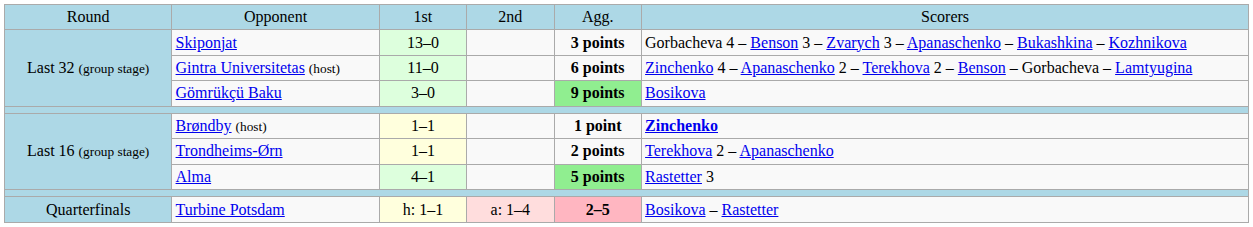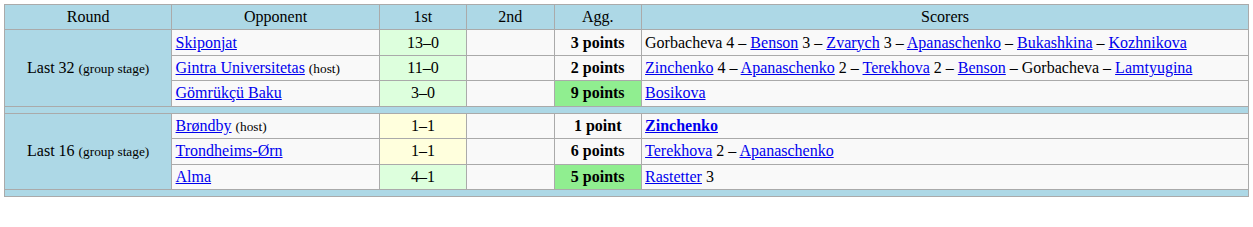(598, 67) 6 points -> (598, 67) 2 points
(598, 151) 2 points -> (598, 151) 6 points
- row: (230, 209)
